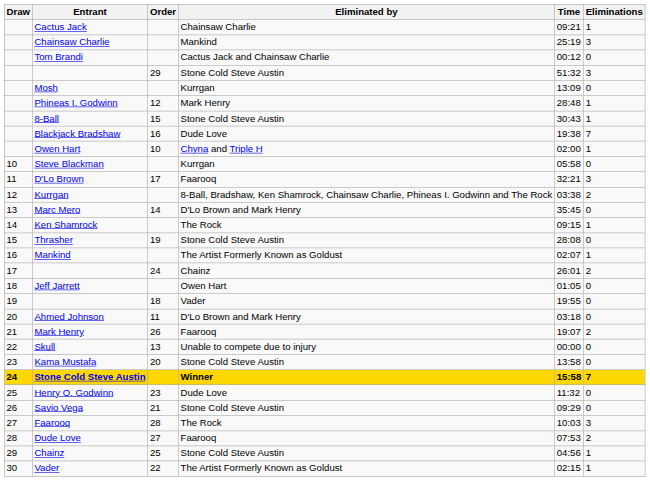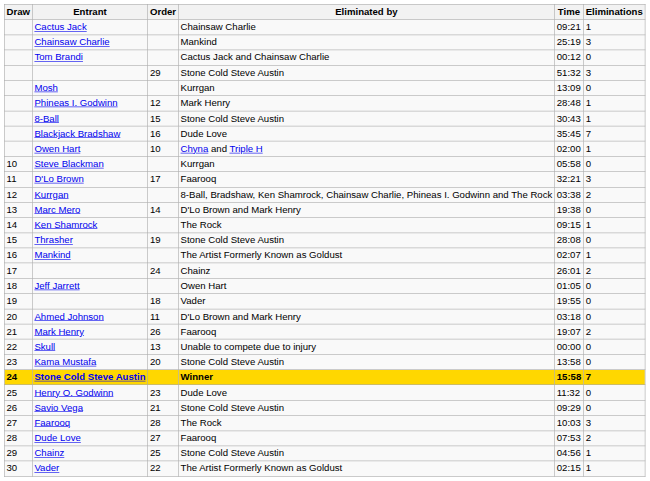(569, 133) 19:38 -> (569, 133) 35:45
(569, 210) 35:45 -> (569, 210) 19:38
